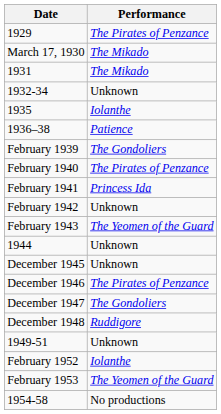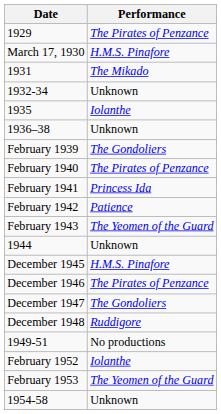(119, 52) The Mikado -> (130, 52) H.M.S. Pinafore
(111, 129) Patience -> (114, 129) Unknown
(114, 206) Unknown -> (111, 206) Patience
(114, 264) Unknown -> (130, 264) H.M.S. Pinafore
(114, 341) Unknown -> (128, 341) No productions
(128, 399) No productions -> (114, 399) Unknown
